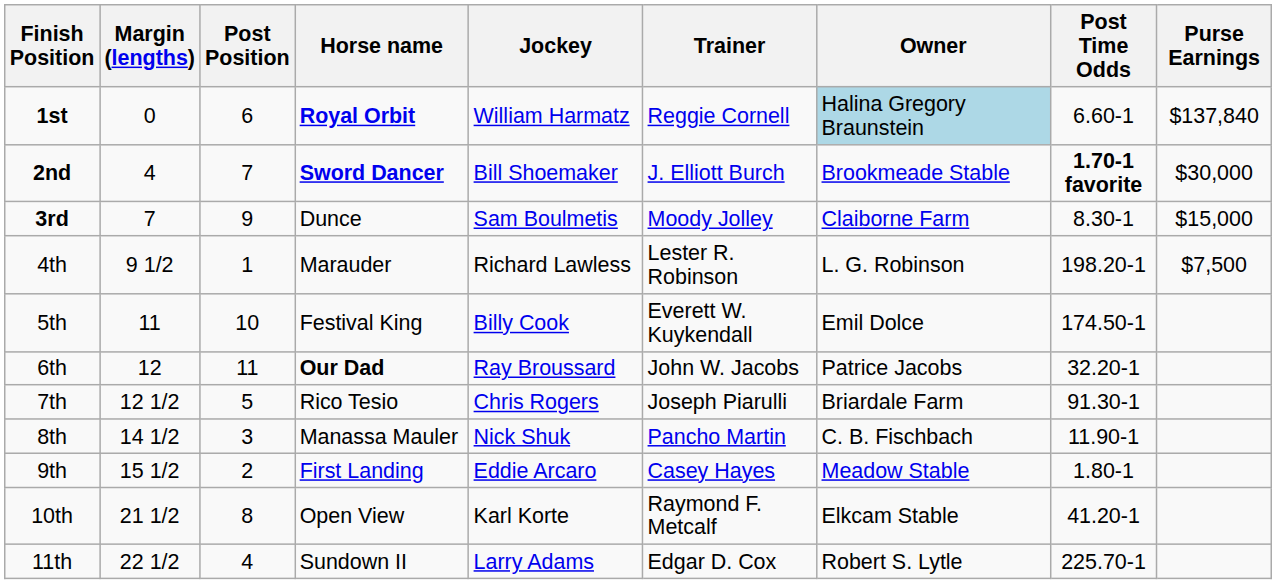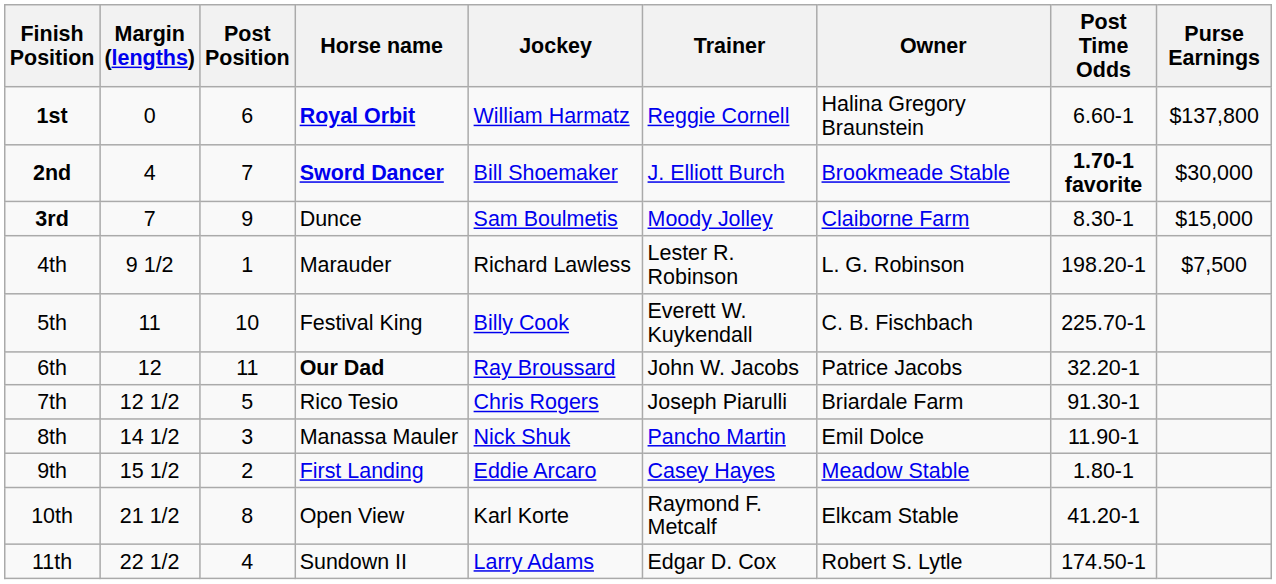(894, 116) lightblue background -> (894, 116) no background
(1214, 116) $137,840 -> (1214, 116) $137,800
(873, 323) Emil Dolce -> (897, 323) C. B. Fischbach
(1104, 323) 174.50-1 -> (1104, 323) 225.70-1
(897, 436) C. B. Fischbach -> (873, 436) Emil Dolce
(1104, 562) 225.70-1 -> (1104, 562) 174.50-1
